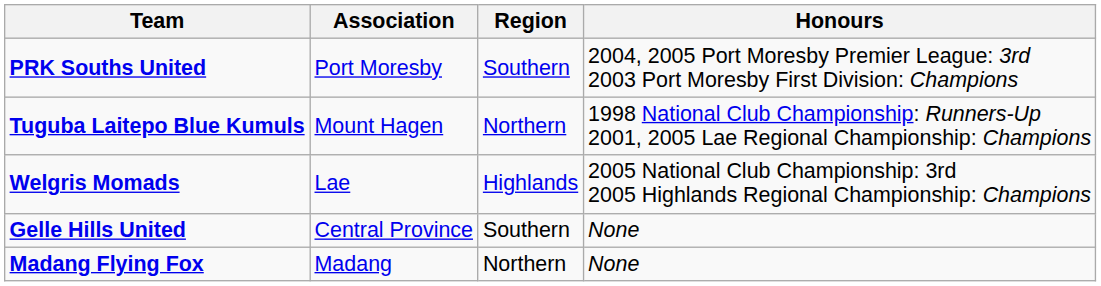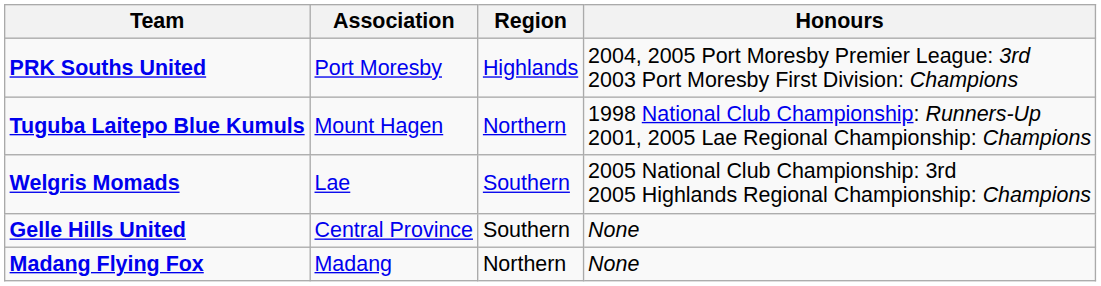(526, 67) Southern -> (531, 67) Highlands
(531, 183) Highlands -> (526, 183) Southern
